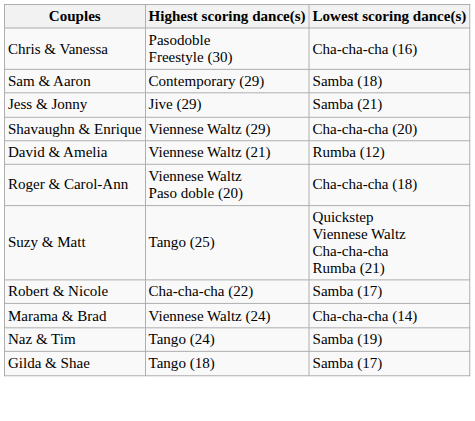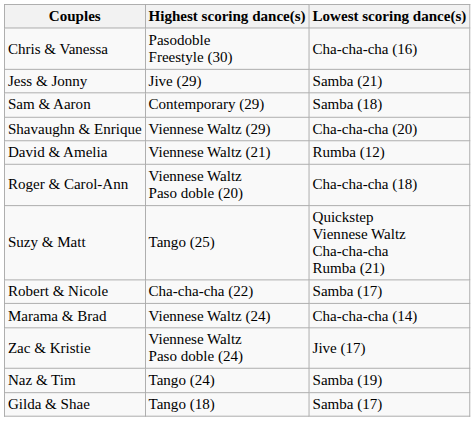rows swapped: (49, 81) <-> (48, 104)
+ row: (49, 348)
